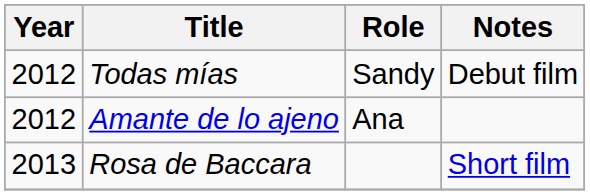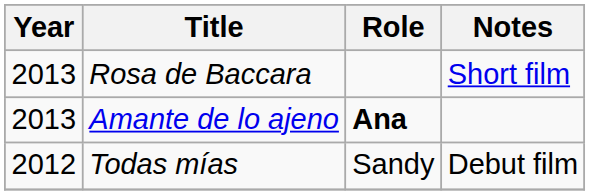rows swapped: (164, 73) <-> (200, 165)
(44, 119) 2012 -> (44, 119) 2013
(378, 119) normal -> (380, 119) bold
